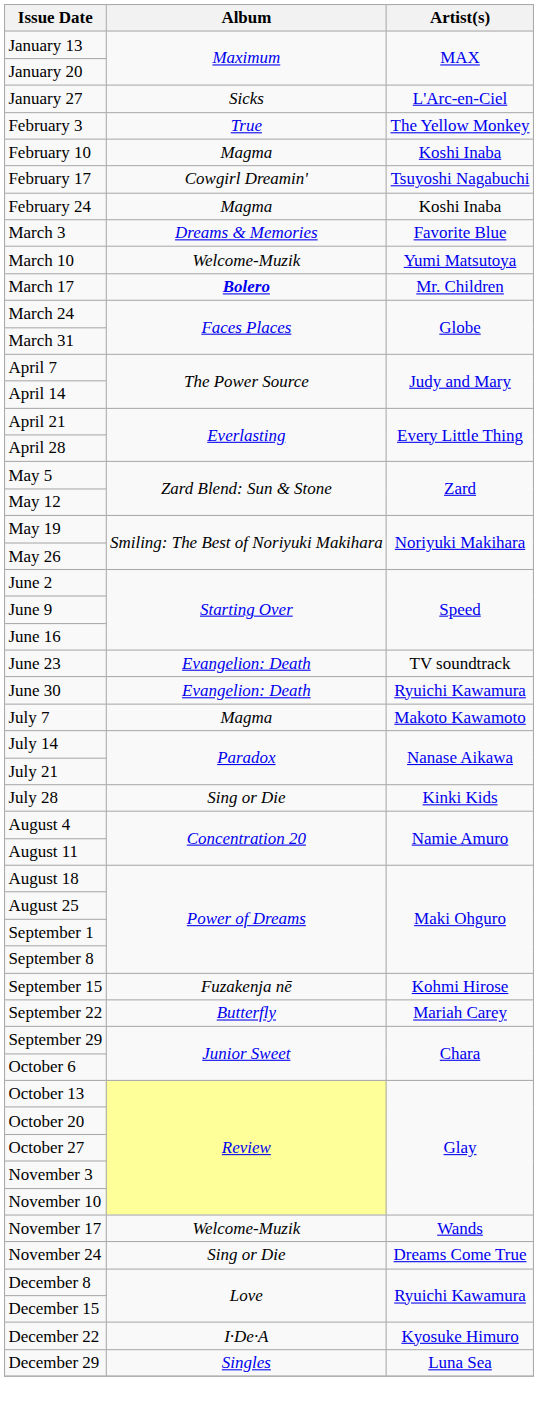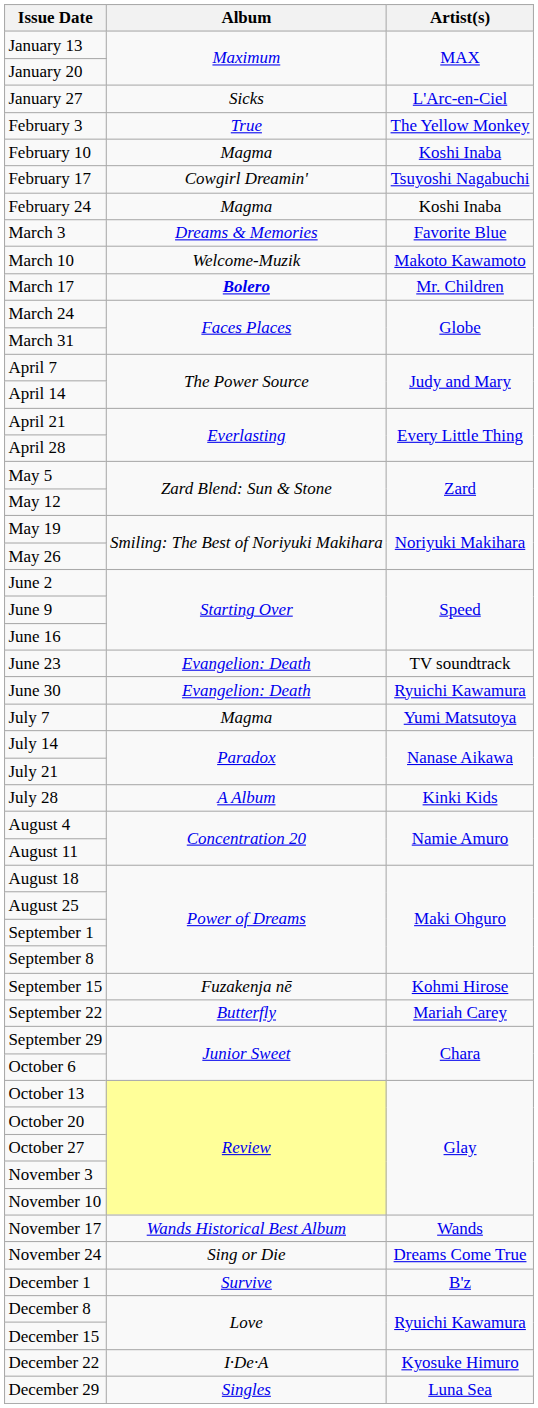(460, 260) Yumi Matsutoya -> (460, 260) Makoto Kawamoto
(460, 717) Makoto Kawamoto -> (460, 717) Yumi Matsutoya
(246, 797) Sing or Die -> (246, 797) A Album
(246, 1228) Welcome-Muzik -> (246, 1228) Wands Historical Best Album
+ row: (50, 1282)
